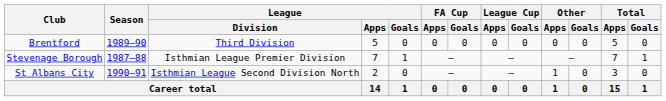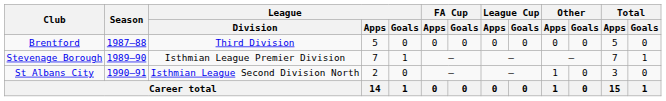(127, 42) 1989–90 -> (127, 42) 1987–88
(127, 58) 1987–88 -> (127, 58) 1989–90
